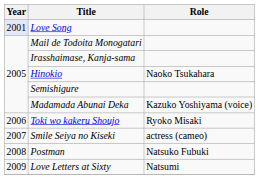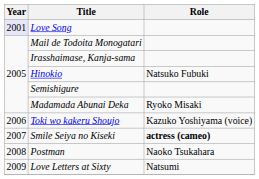(180, 74) Naoko Tsukahara -> (177, 74) Natsuko Fubuki
(199, 105) Kazuko Yoshiyama (voice) -> (174, 105) Ryoko Misaki
(174, 120) Ryoko Misaki -> (199, 120) Kazuko Yoshiyama (voice)
(177, 136) normal -> (178, 136) bold
(177, 151) Natsuko Fubuki -> (180, 151) Naoko Tsukahara
